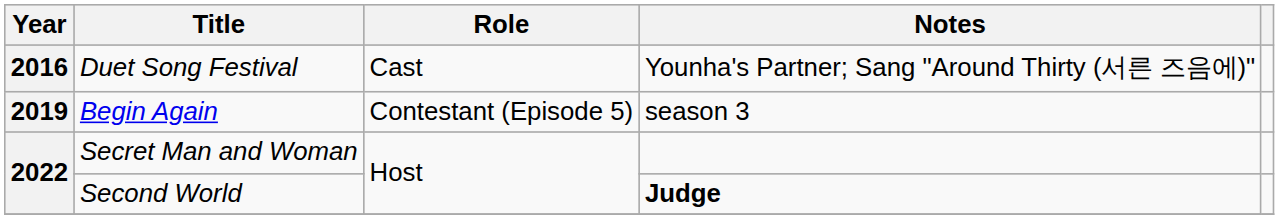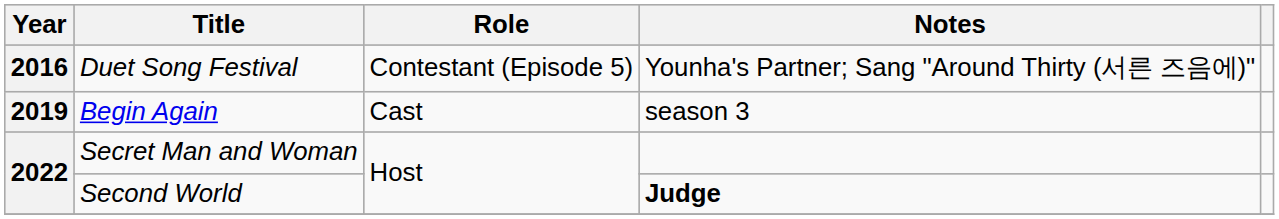(396, 68) Cast -> (501, 68) Contestant (Episode 5)
(501, 111) Contestant (Episode 5) -> (396, 111) Cast
